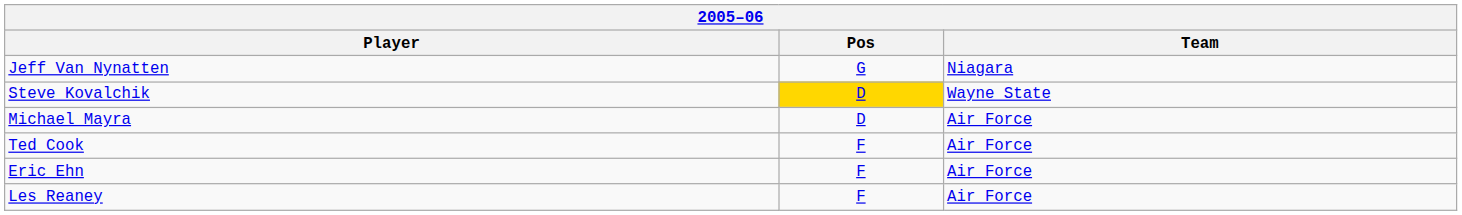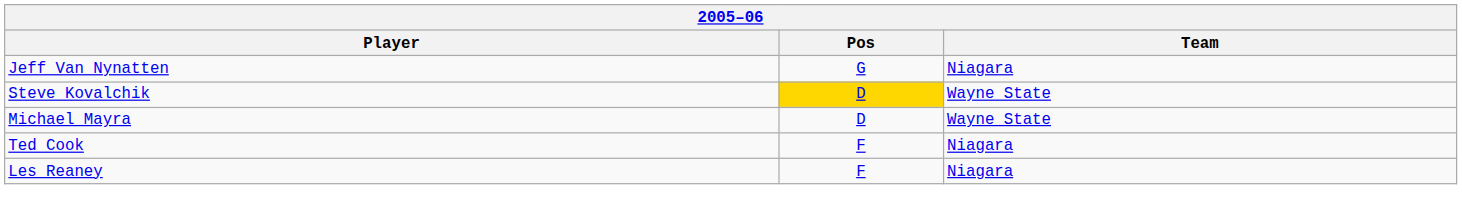(990, 120) Air Force -> (999, 120) Wayne State
(990, 146) Air Force -> (980, 146) Niagara
- row: (46, 171)
(990, 197) Air Force -> (980, 171) Niagara
